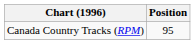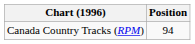(168, 30) 95 -> (168, 30) 94
